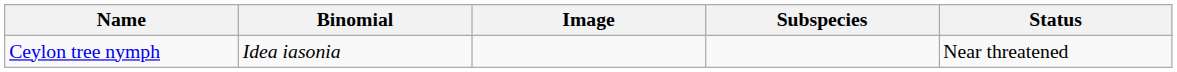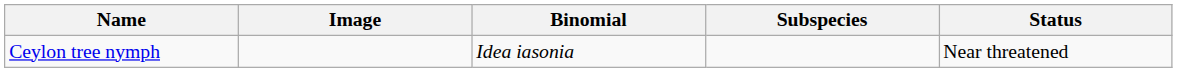columns swapped: (588, 20) <-> (355, 20)
